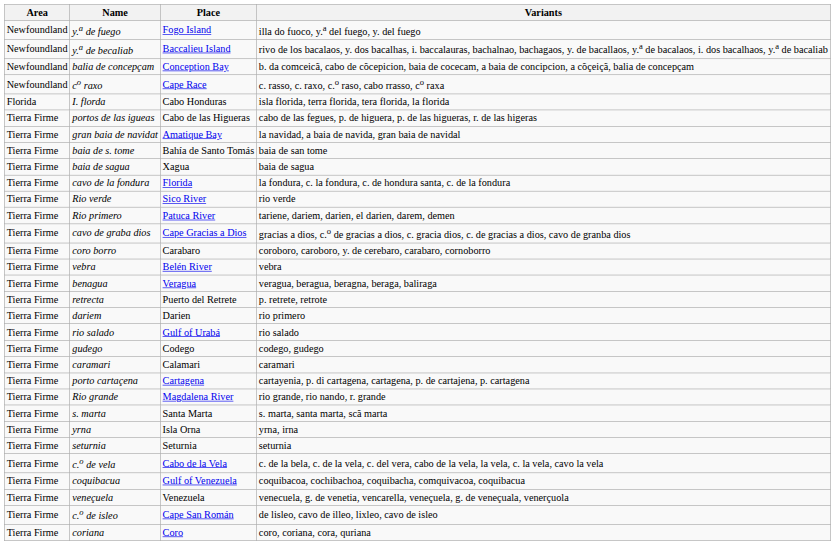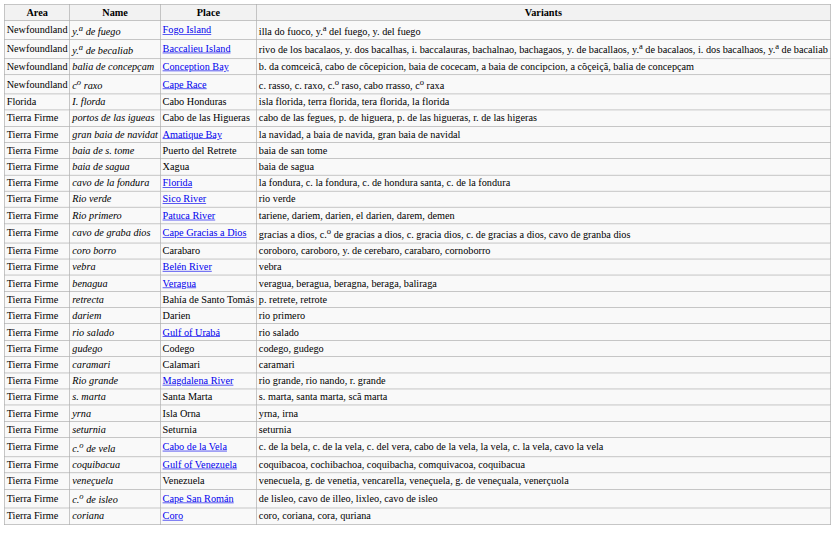(208, 150) Bahía de Santo Tomás -> (200, 150) Puerto del Retrete
(200, 299) Puerto del Retrete -> (208, 299) Bahía de Santo Tomás
- row: (105, 380)
